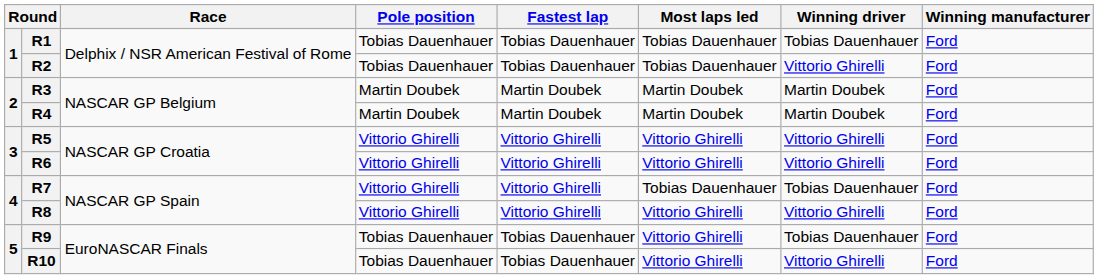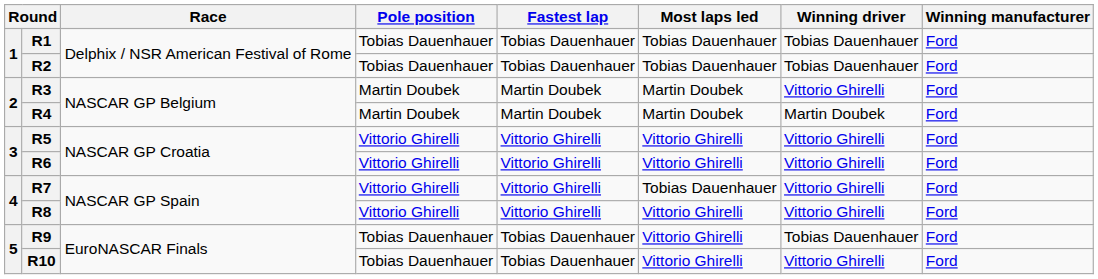(834, 65) Vittorio Ghirelli -> (851, 65) Tobias Dauenhauer
(834, 90) Martin Doubek -> (834, 90) Vittorio Ghirelli
(851, 187) Tobias Dauenhauer -> (834, 187) Vittorio Ghirelli
